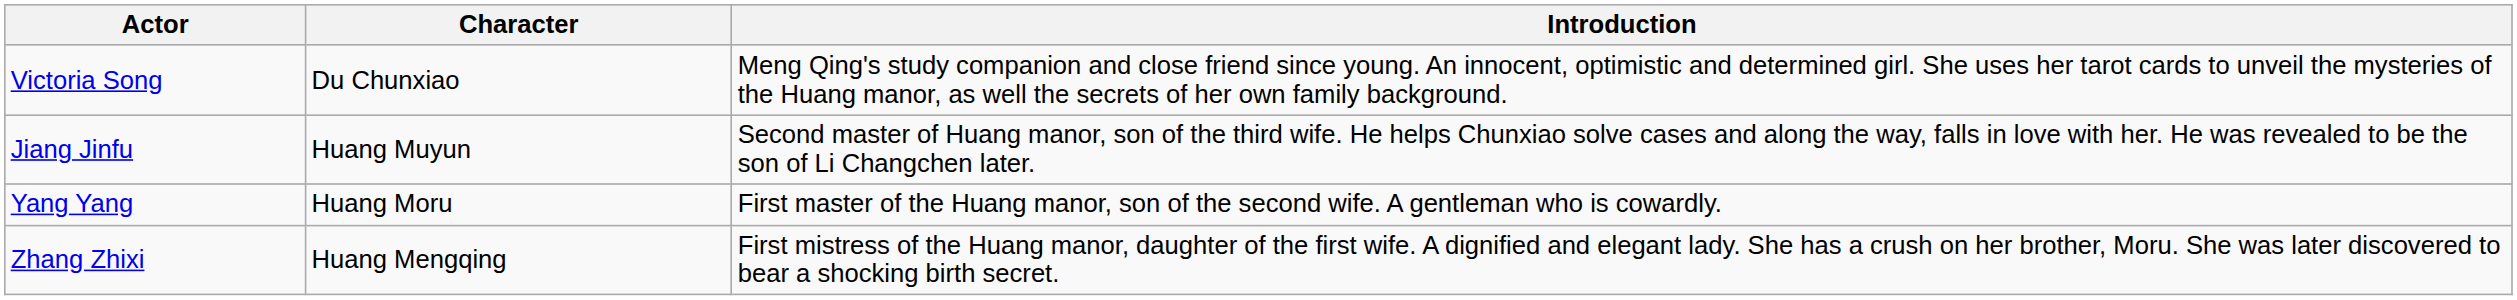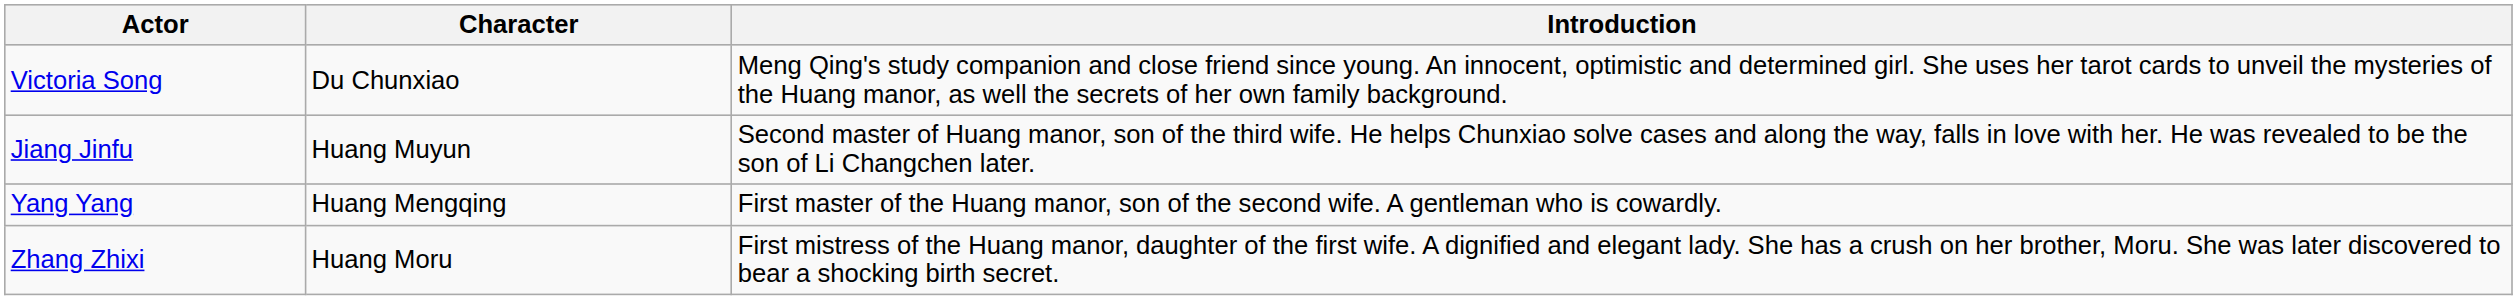(382, 204) Huang Moru -> (409, 204) Huang Mengqing
(409, 259) Huang Mengqing -> (382, 259) Huang Moru
